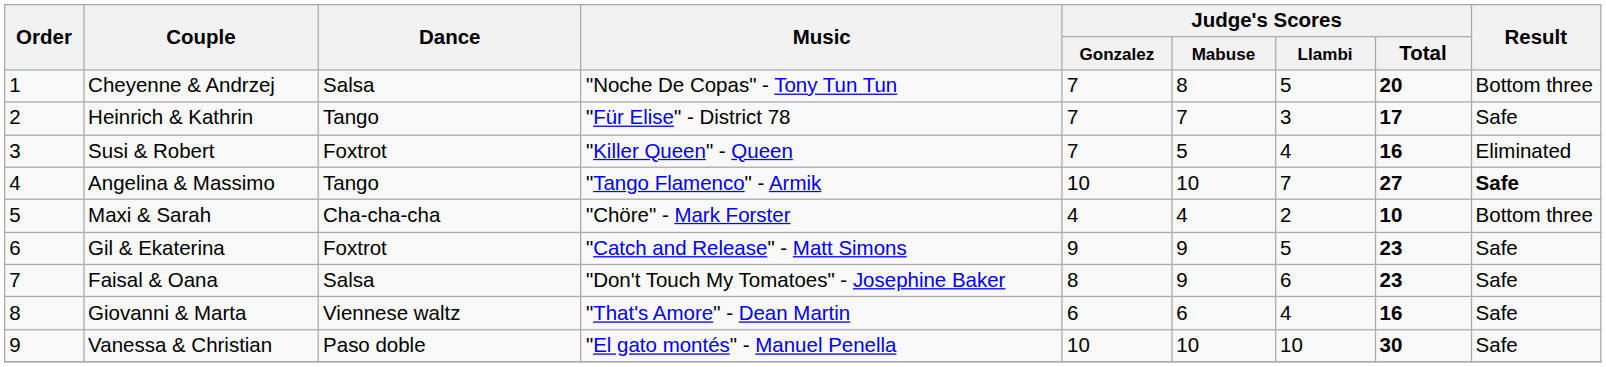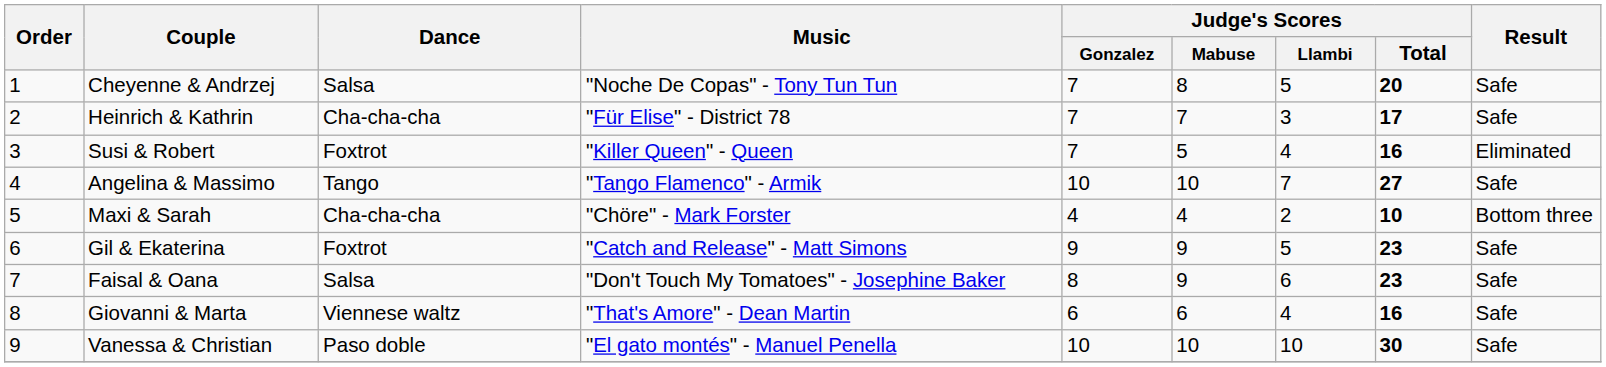(1534, 85) Bottom three -> (1497, 85) Safe
(351, 118) Tango -> (382, 118) Cha-cha-cha
(1497, 183) bold -> (1497, 183) normal
